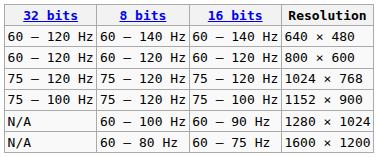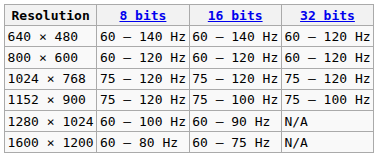columns swapped: (327, 15) <-> (51, 15)
